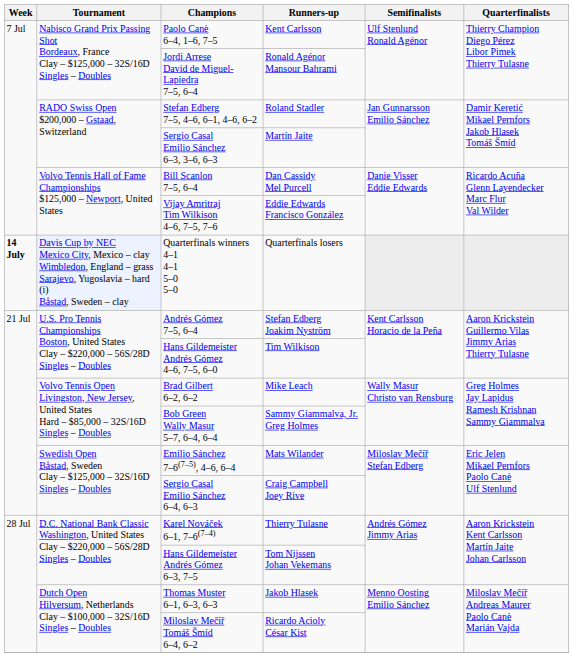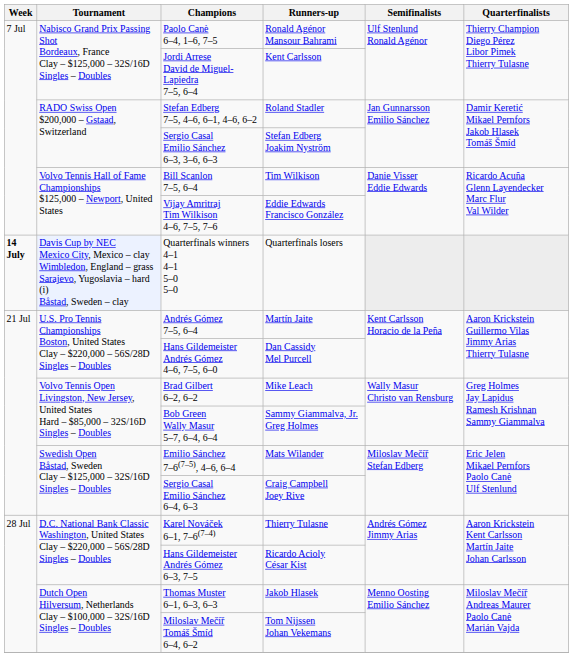(293, 29) Kent Carlsson -> (301, 34) Ronald Agénor Mansour Bahrami
(301, 62) Ronald Agénor Mansour Bahrami -> (293, 57) Kent Carlsson
(289, 136) Martín Jaite -> (298, 142) Stefan Edberg Joakim Nyström
(290, 182) Dan Cassidy Mel Purcell -> (292, 176) Tim Wilkison
(298, 324) Stefan Edberg Joakim Nyström -> (289, 318) Martín Jaite
(292, 346) Tim Wilkison -> (290, 352) Dan Cassidy Mel Purcell
(298, 559) Tom Nijssen Johan Vekemans -> (295, 559) Ricardo Acioly César Kist
(295, 627) Ricardo Acioly César Kist -> (298, 627) Tom Nijssen Johan Vekemans
